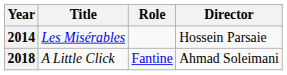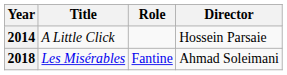(83, 37) Les Misérables -> (78, 37) A Little Click
(78, 59) A Little Click -> (83, 59) Les Misérables
